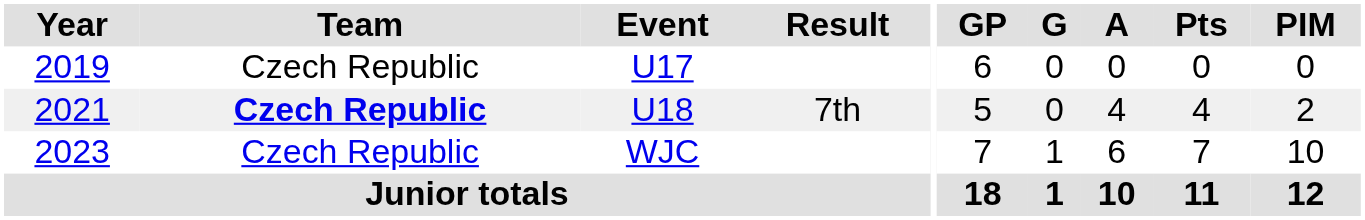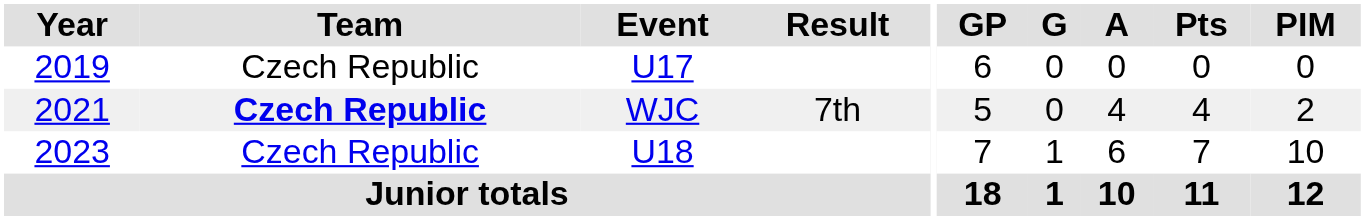(663, 109) U18 -> (663, 109) WJC
(663, 151) WJC -> (663, 151) U18
